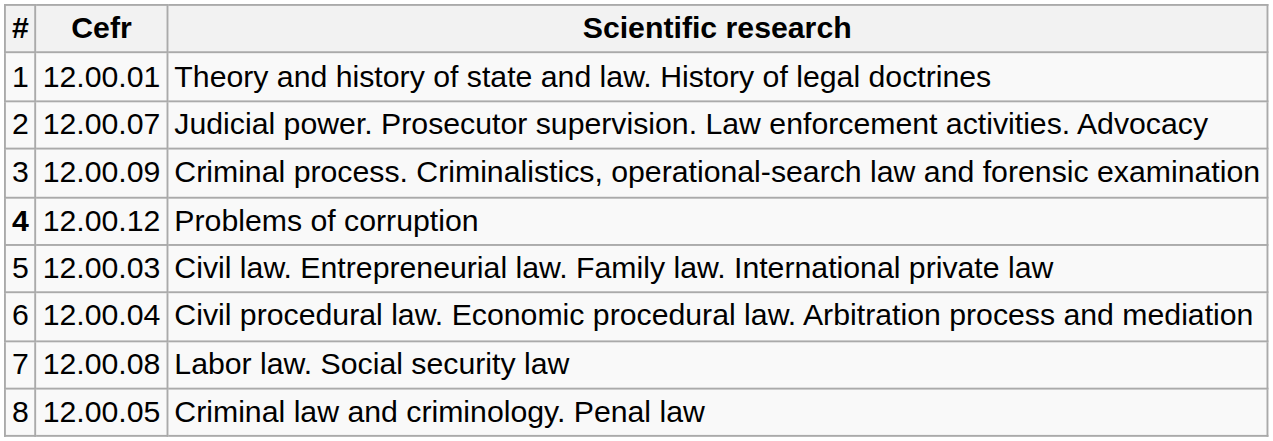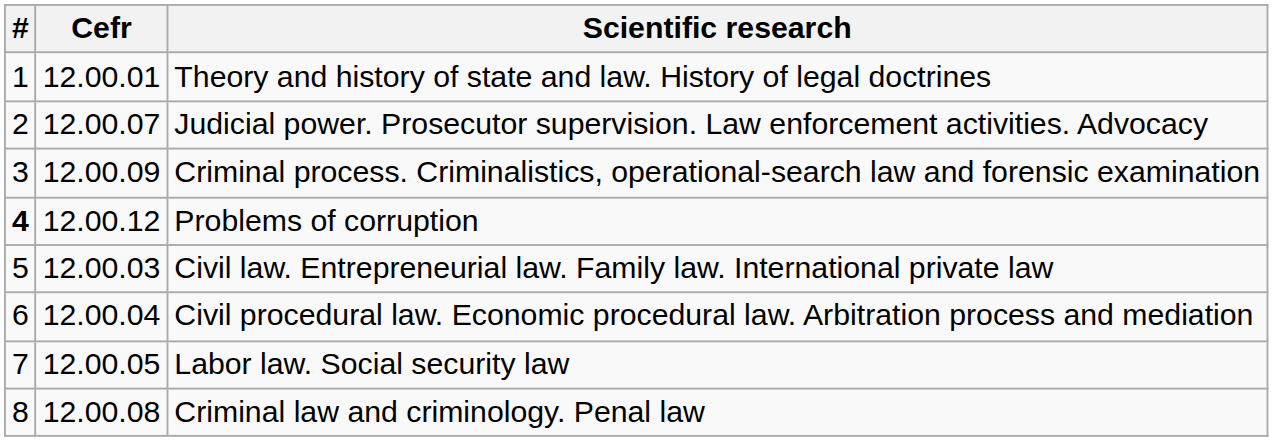(102, 364) 12.00.08 -> (102, 364) 12.00.05
(102, 412) 12.00.05 -> (102, 412) 12.00.08
